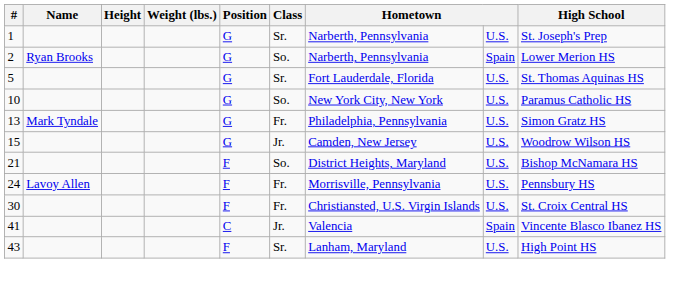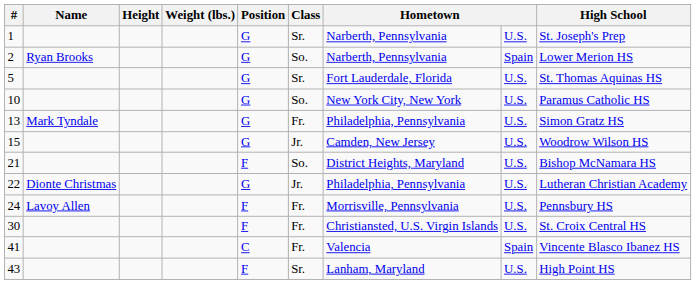+ row: (14, 184)
(279, 226) Jr. -> (298, 247) Fr.
